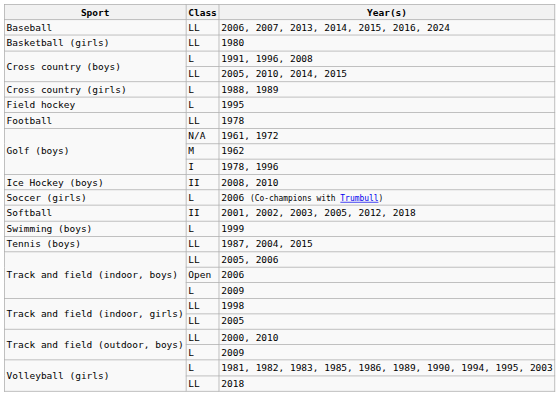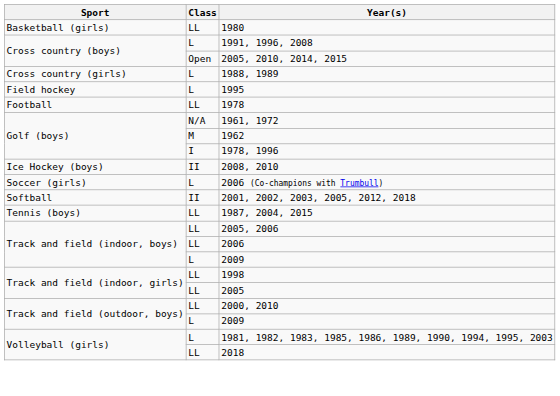- row: (29, 28)
(194, 74) LL -> (200, 58) Open
- row: (49, 229)
(200, 275) Open -> (194, 244) LL
